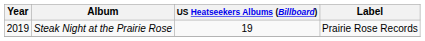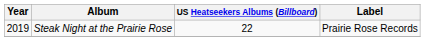(247, 28) 19 -> (247, 28) 22
